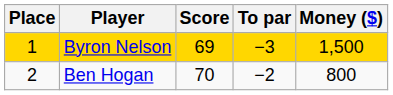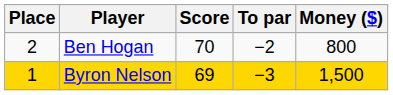rows swapped: (118, 47) <-> (109, 75)
